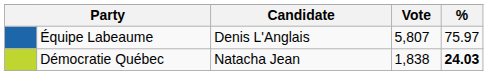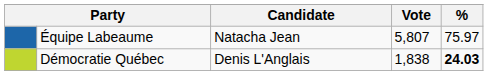(262, 37) Denis L'Anglais -> (257, 37) Natacha Jean
(257, 59) Natacha Jean -> (262, 59) Denis L'Anglais
